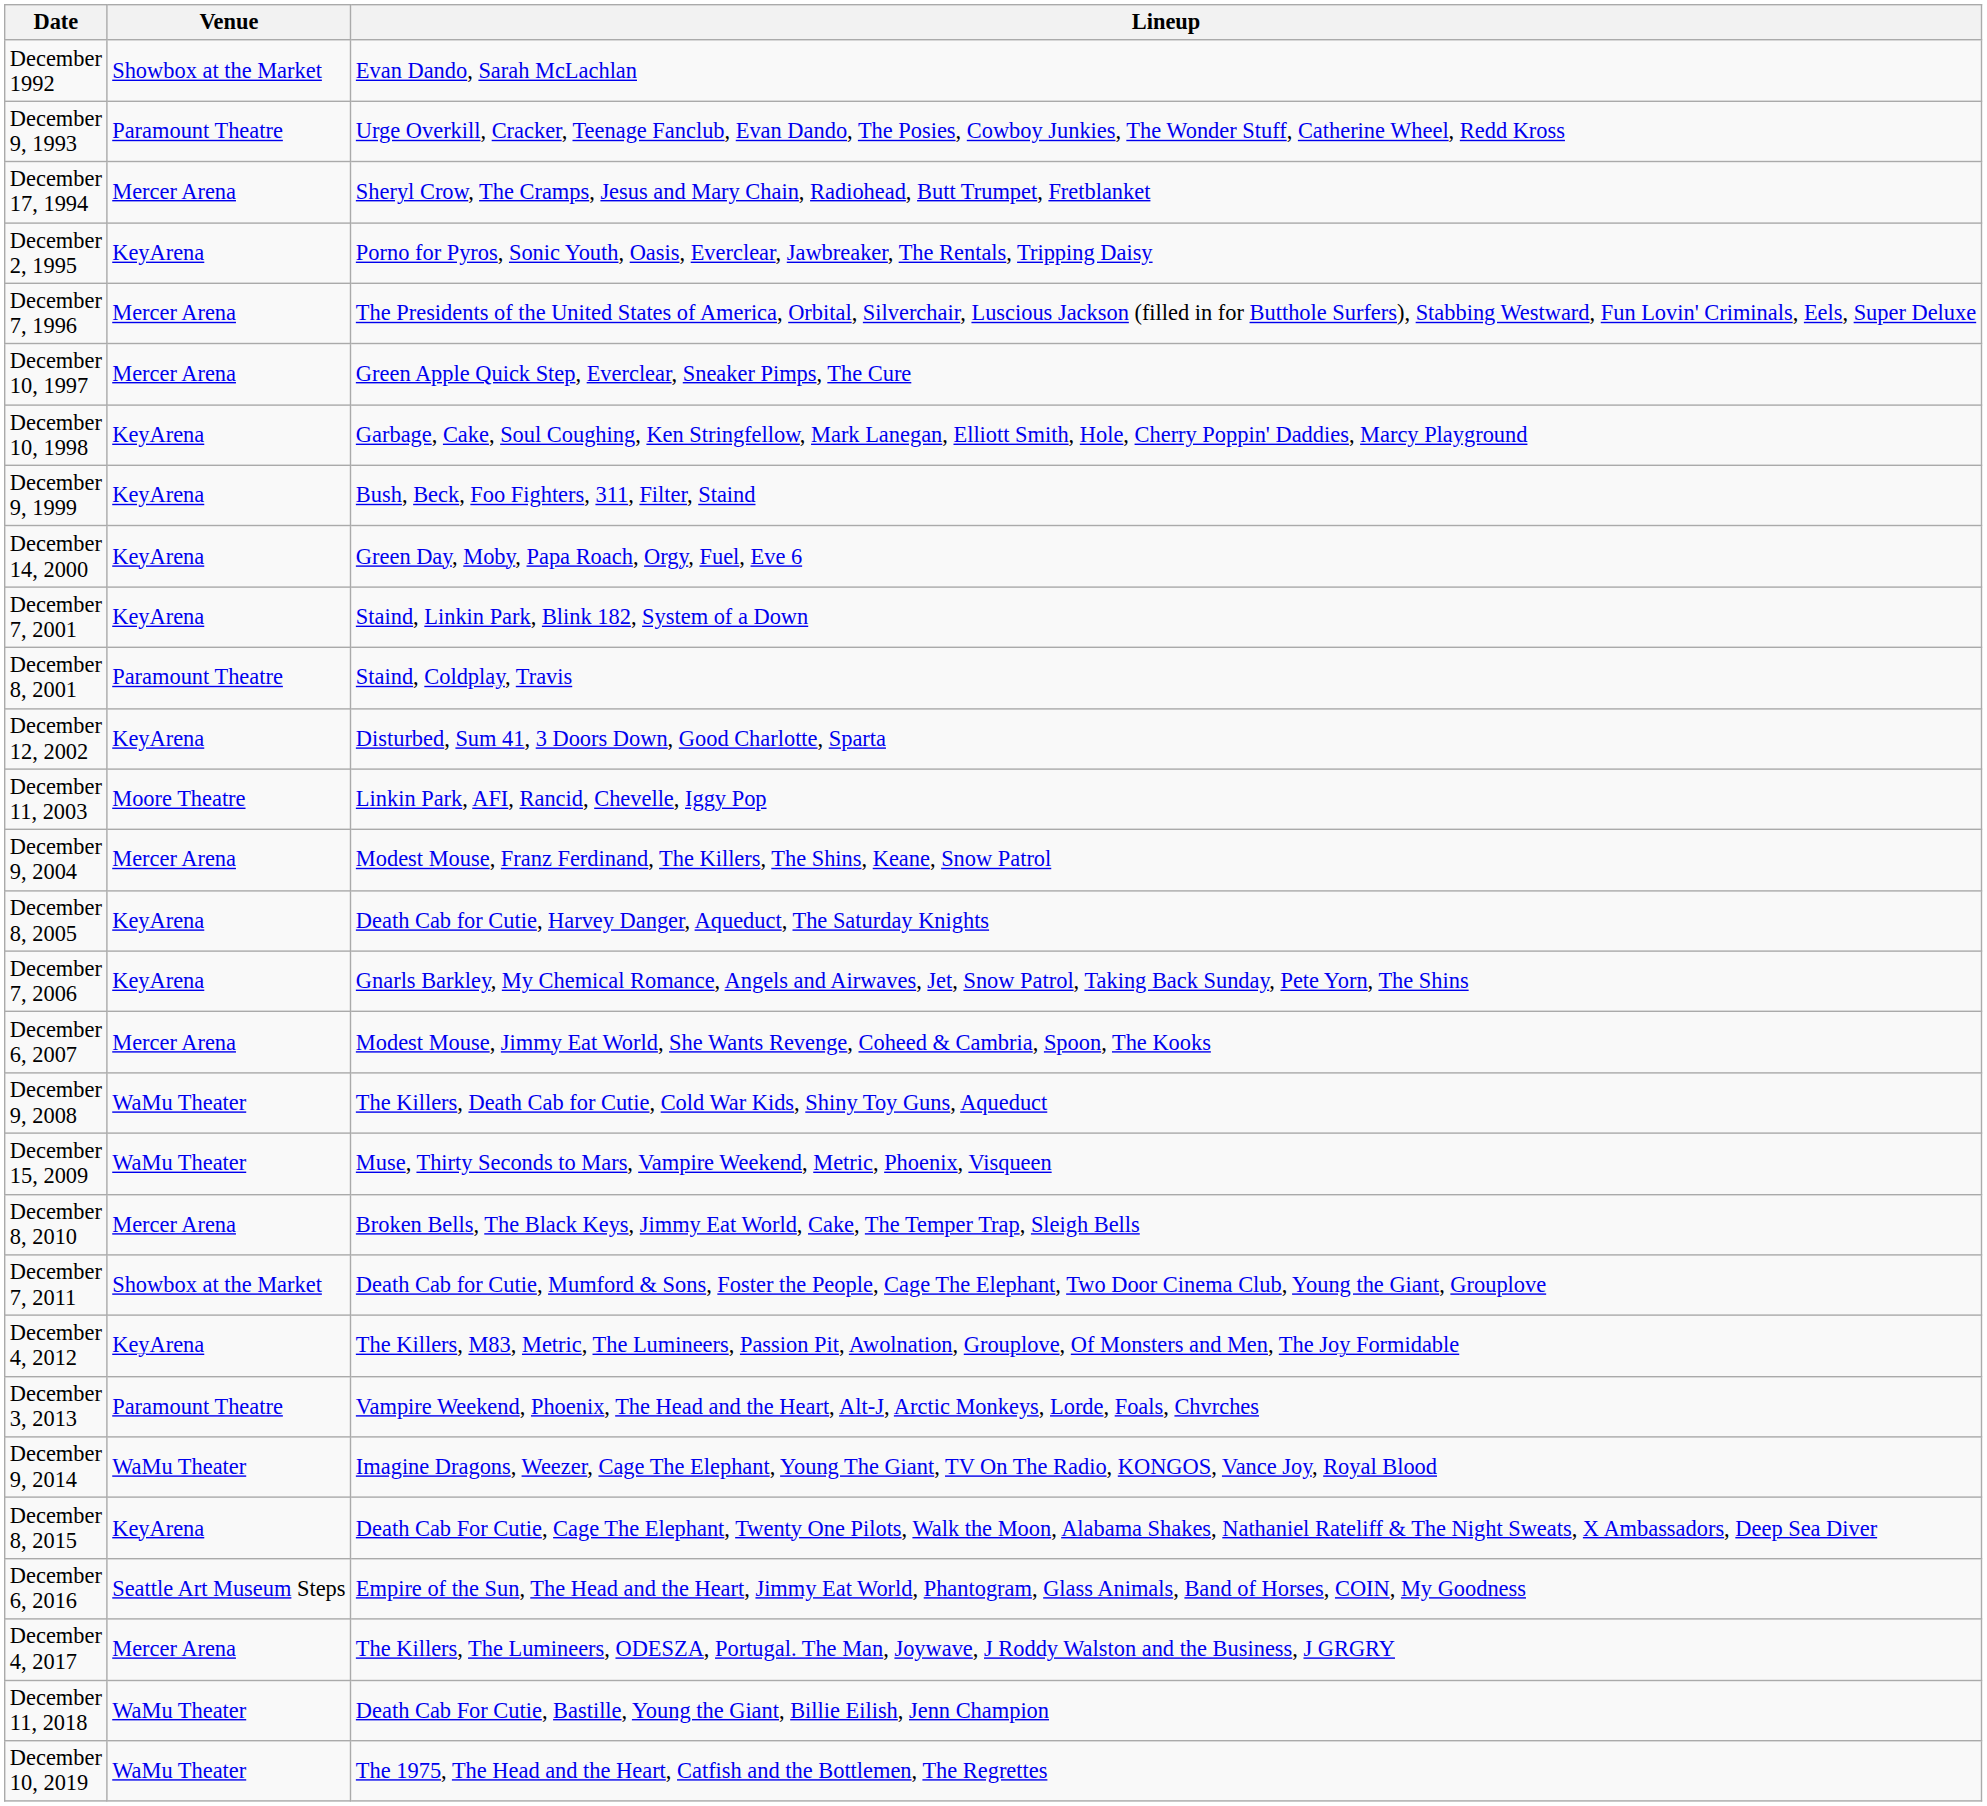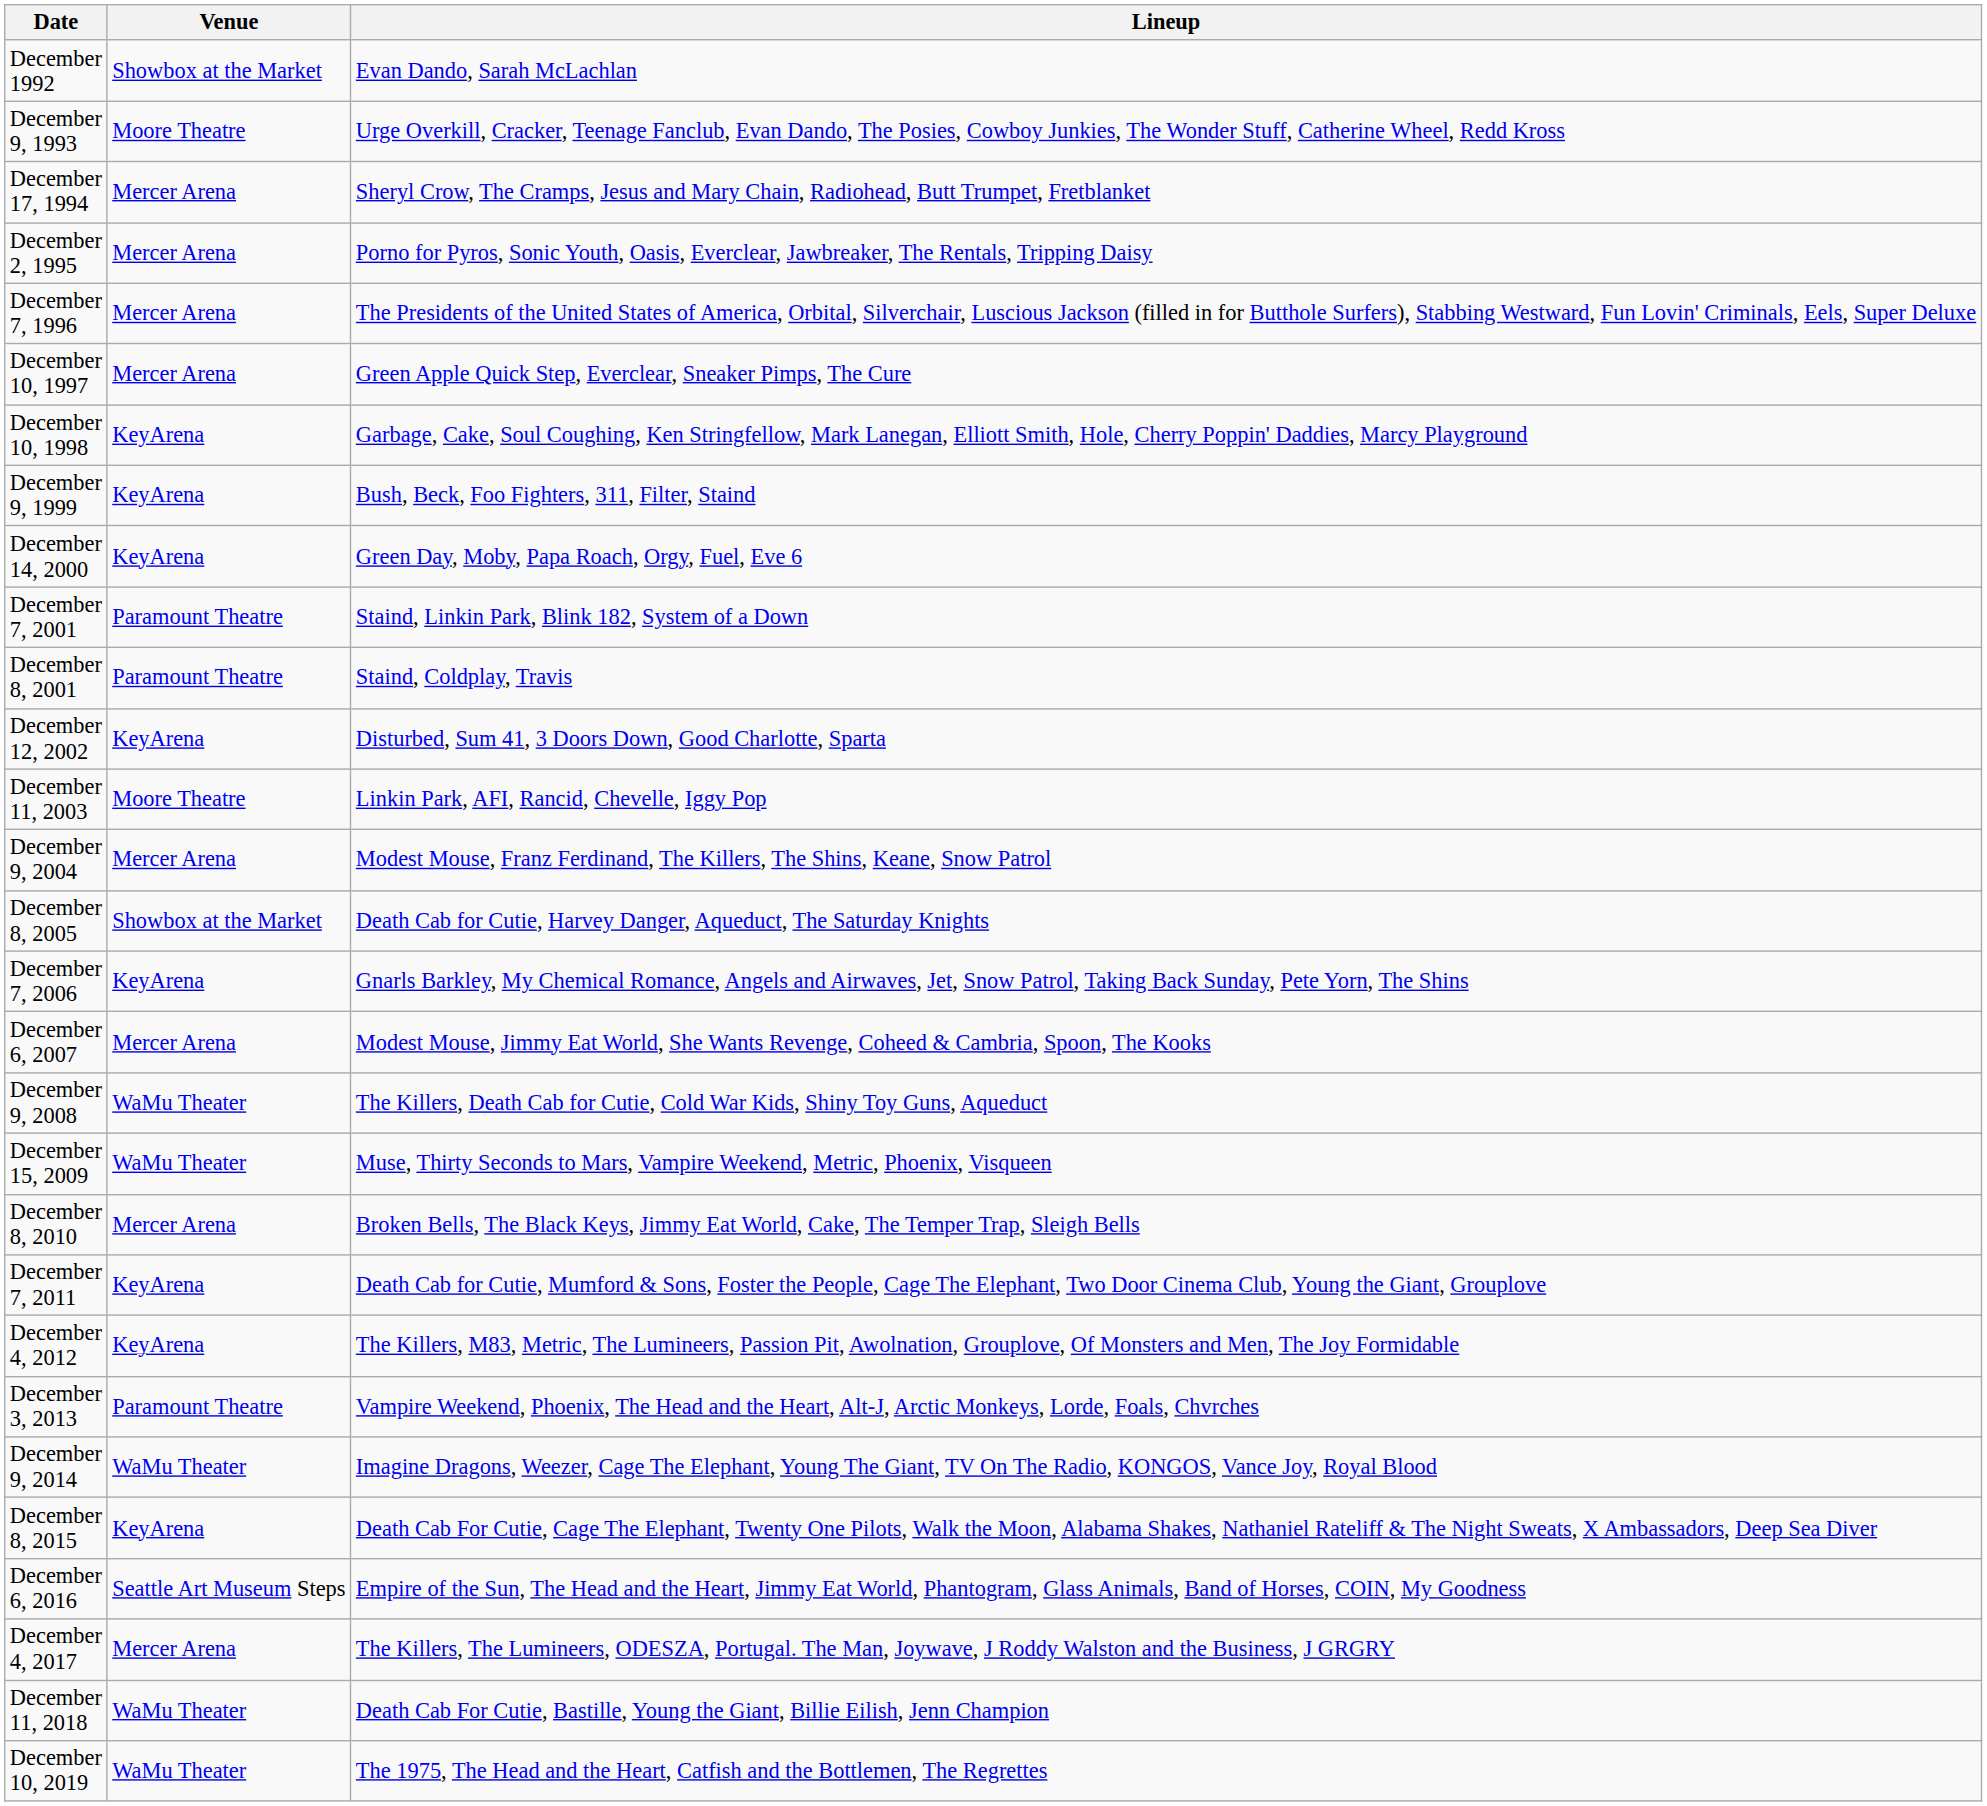(198, 131) Paramount Theatre -> (179, 131) Moore Theatre
(158, 252) KeyArena -> (174, 252) Mercer Arena
(158, 616) KeyArena -> (198, 616) Paramount Theatre
(158, 920) KeyArena -> (217, 920) Showbox at the Market
(217, 1284) Showbox at the Market -> (158, 1284) KeyArena
